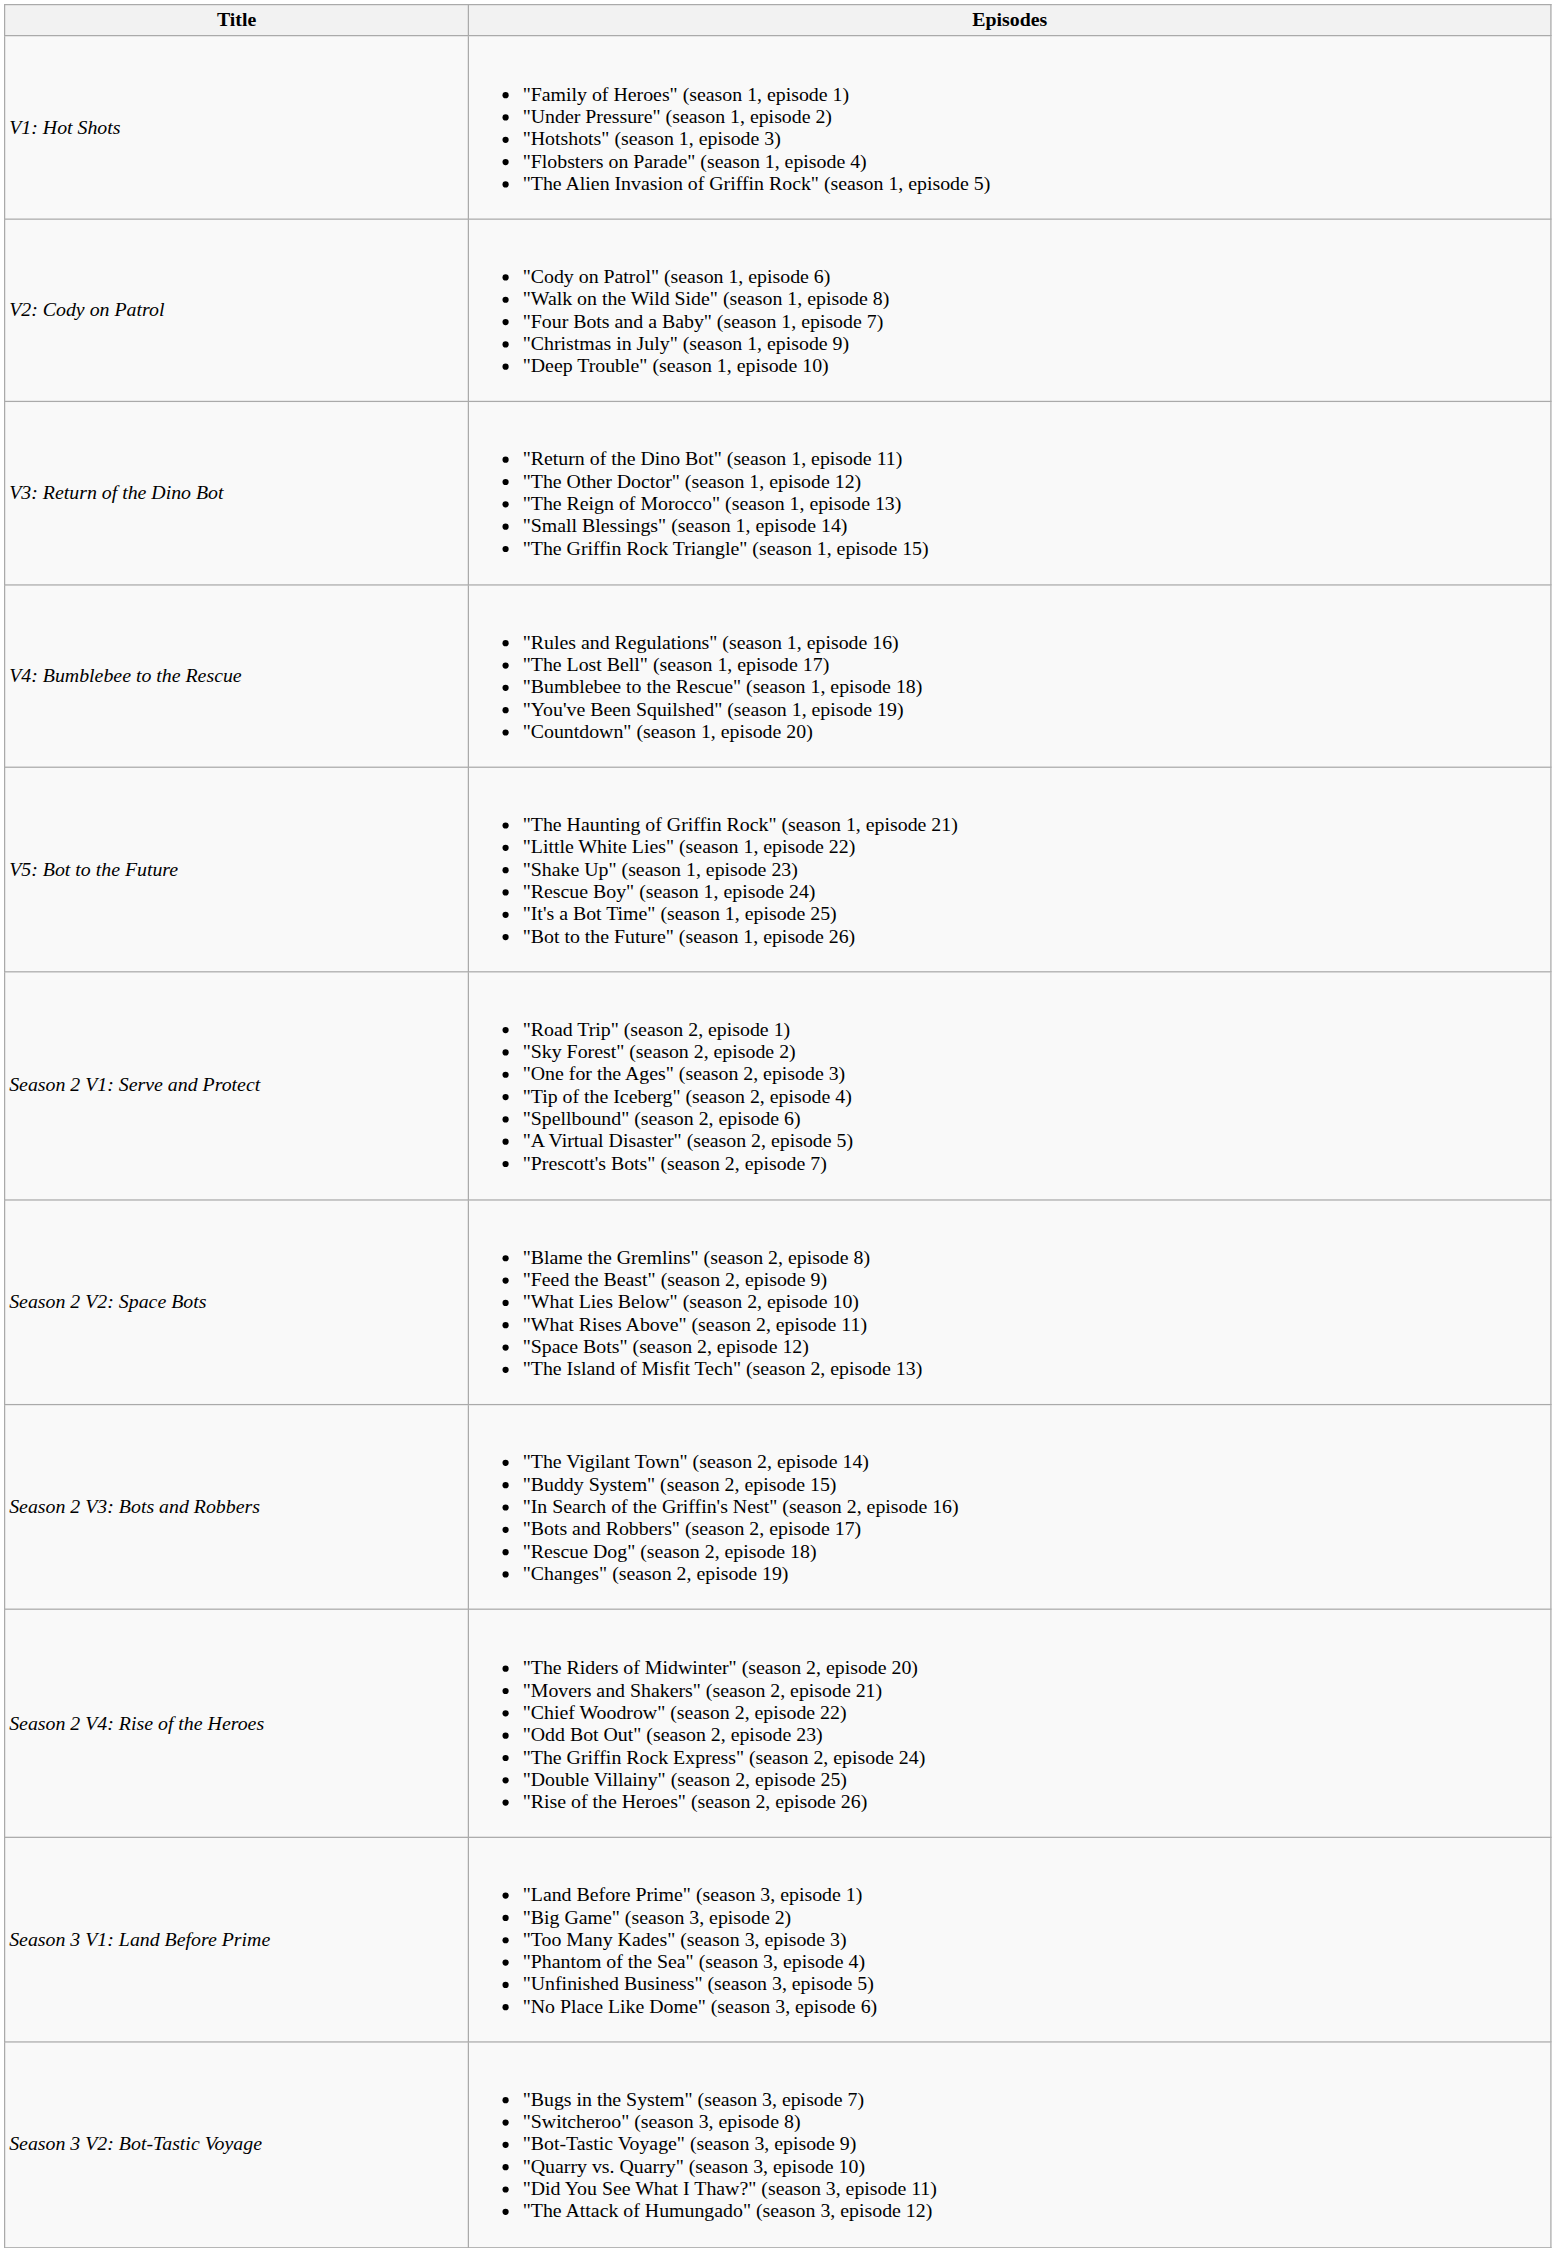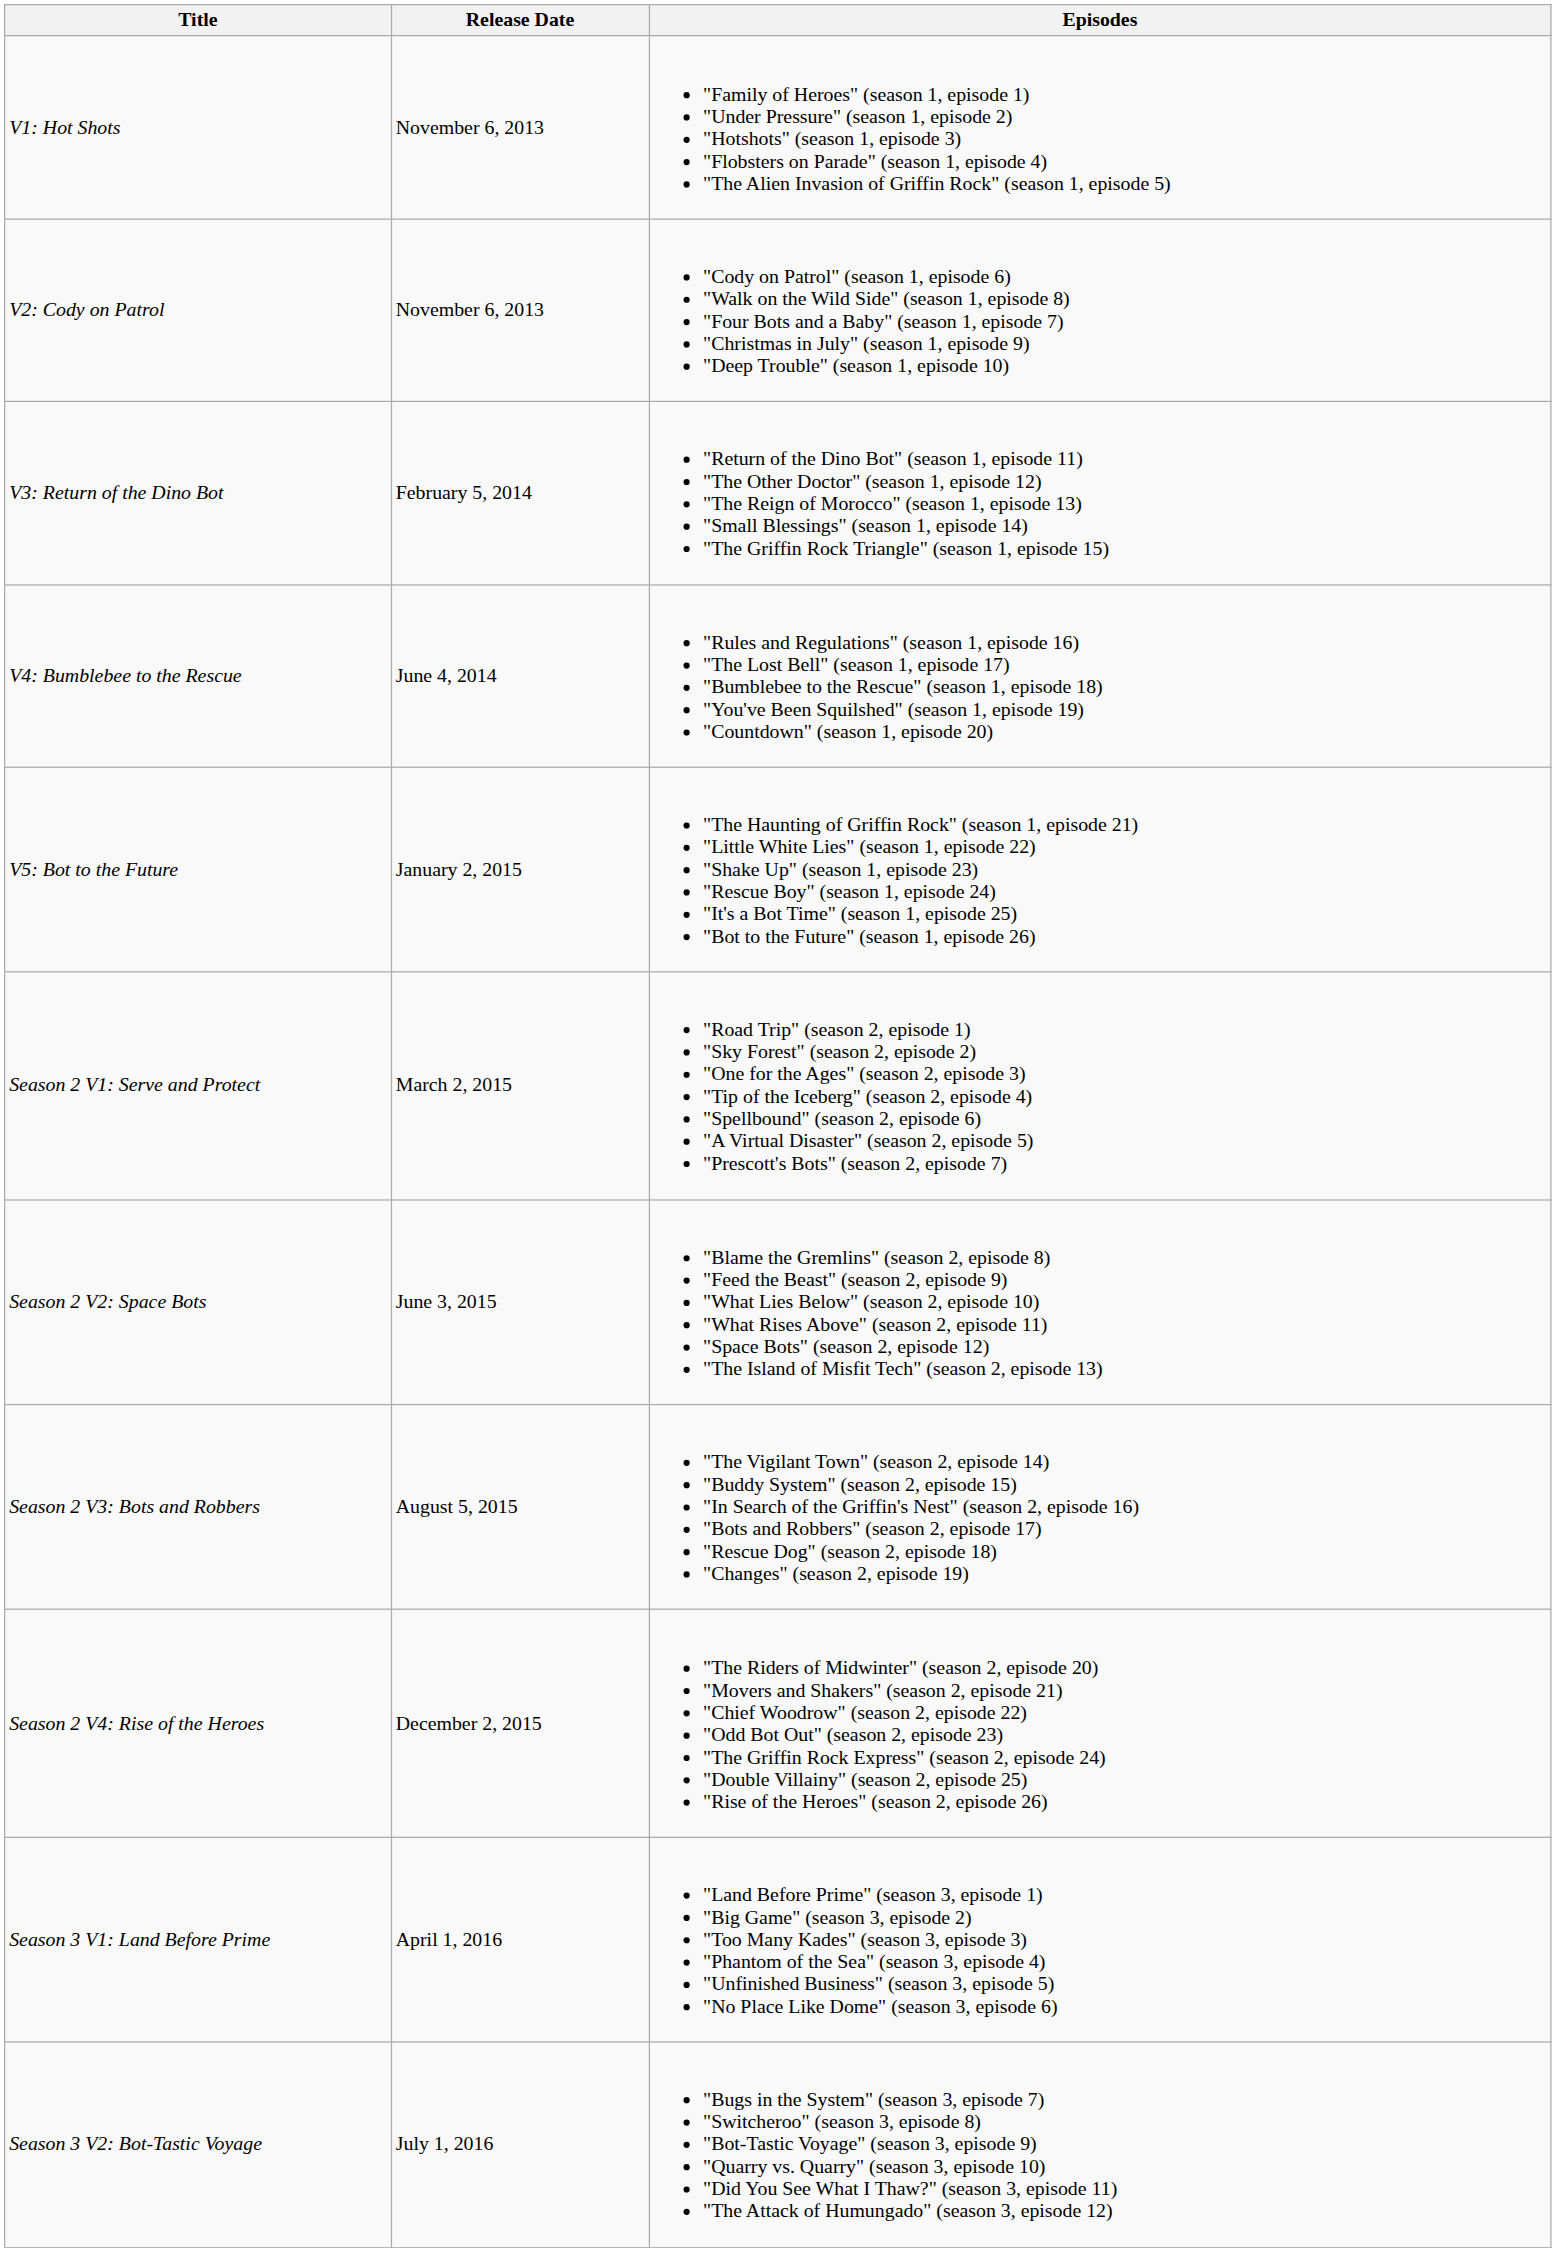+ column: (520, 20)
